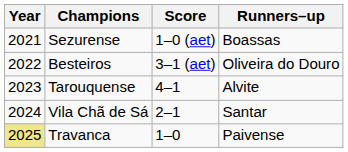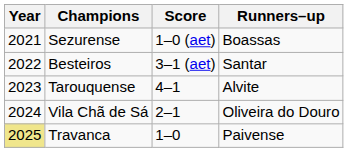(281, 64) Oliveira do Douro -> (245, 64) Santar
(245, 111) Santar -> (281, 111) Oliveira do Douro
